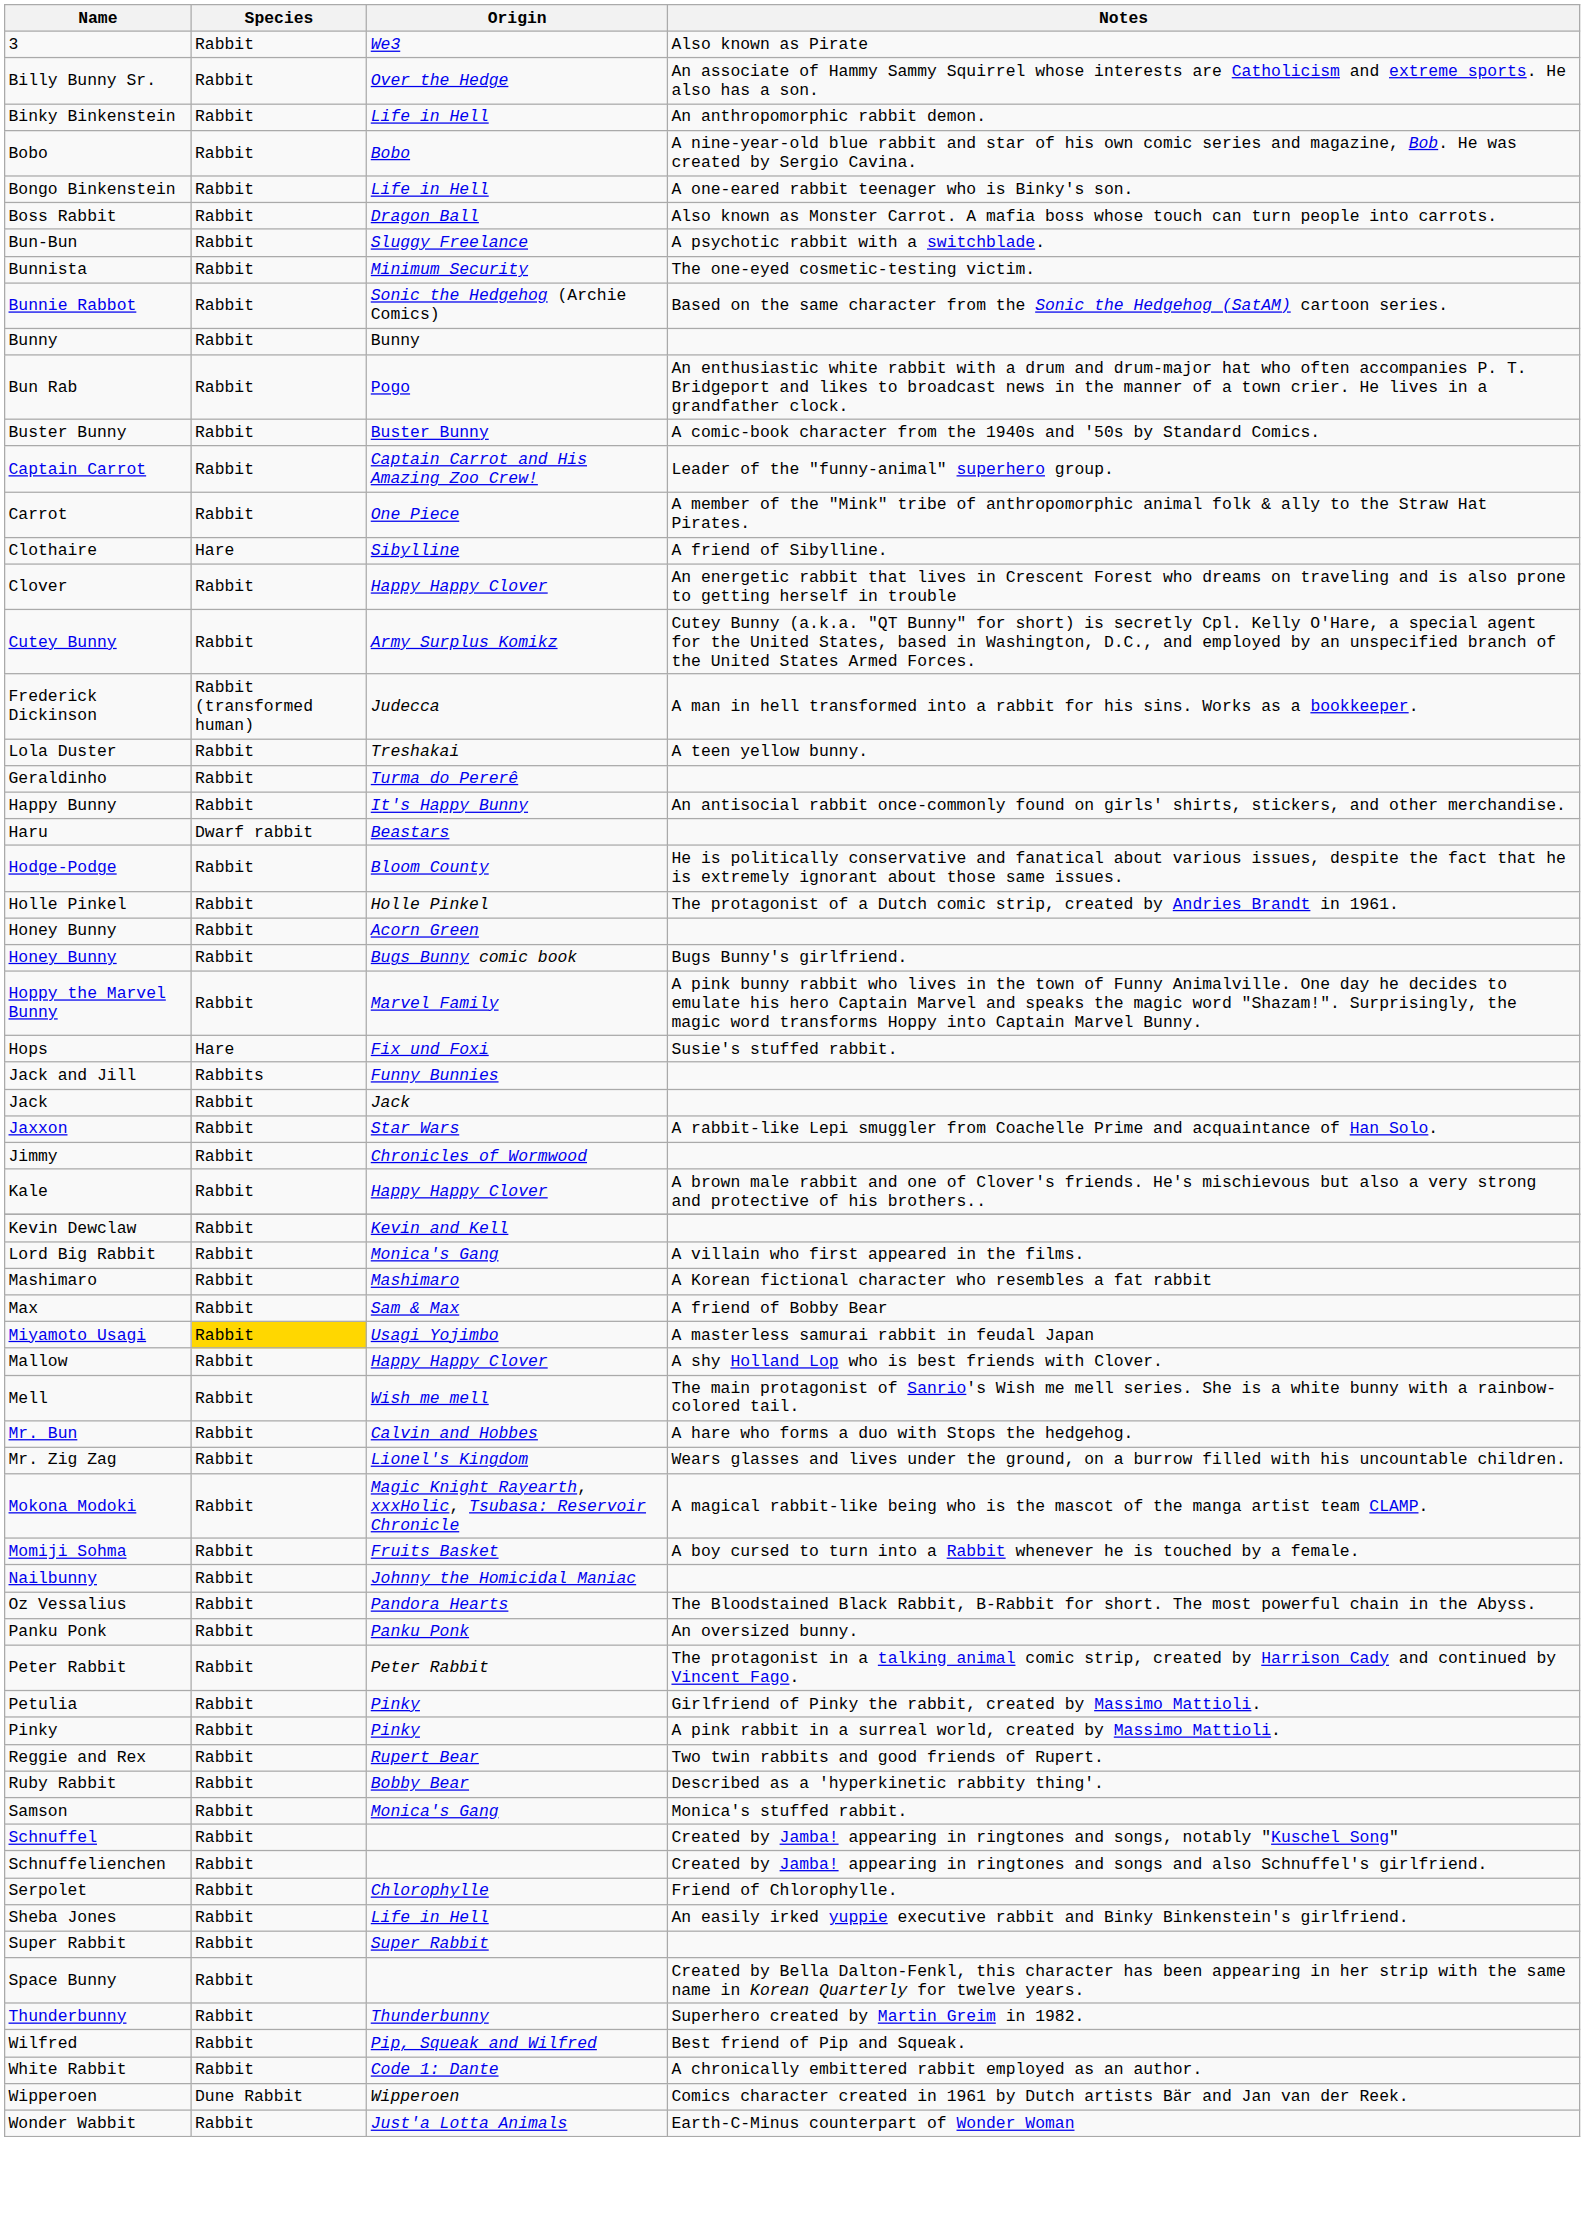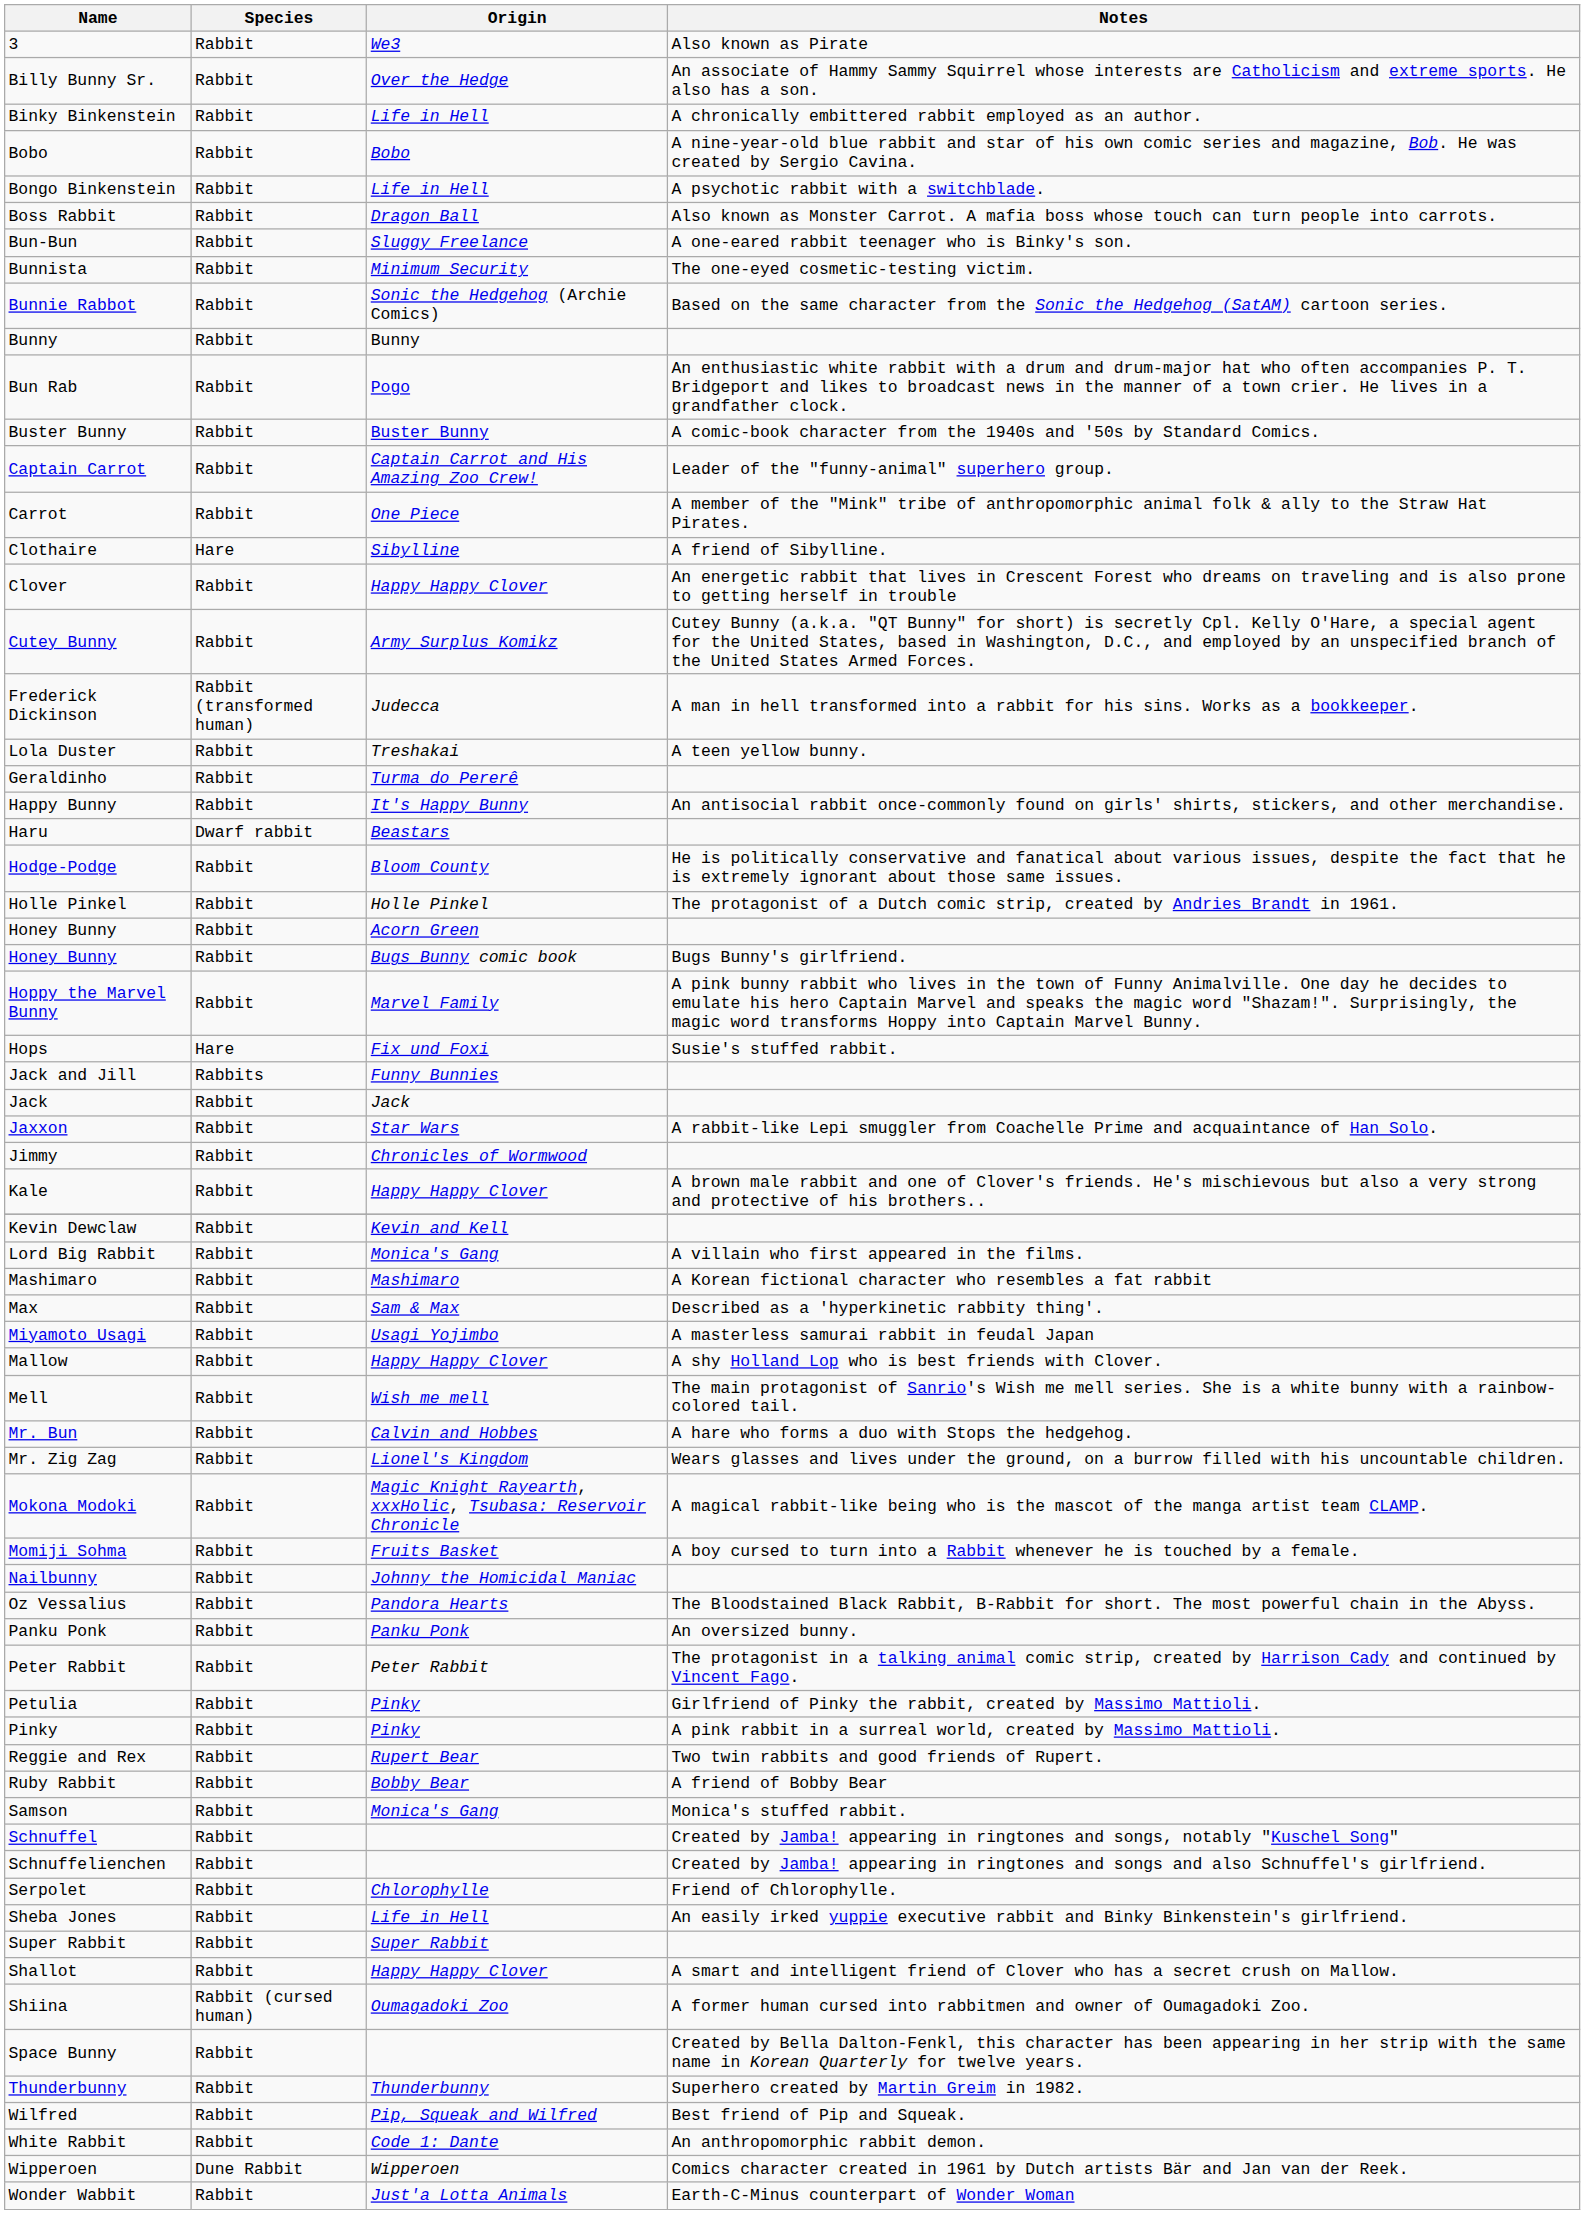(829, 117) An anthropomorphic rabbit demon. -> (937, 117) A chronically embittered rabbit employed as an author.
(902, 189) A one-eared rabbit teenager who is Binky's son. -> (858, 189) A psychotic rabbit with a switchblade.
(858, 243) A psychotic rabbit with a switchblade. -> (902, 243) A one-eared rabbit teenager who is Binky's son.
(780, 1308) A friend of Bobby Bear -> (888, 1308) Described as a 'hyperkinetic rabbity thing'.
(225, 1335) gold background -> (225, 1335) no background
(888, 1784) Described as a 'hyperkinetic rabbity thing'. -> (780, 1784) A friend of Bobby Bear
+ row: (43, 1971)
+ row: (38, 2007)
(937, 2070) A chronically embittered rabbit employed as an author. -> (829, 2142) An anthropomorphic rabbit demon.
